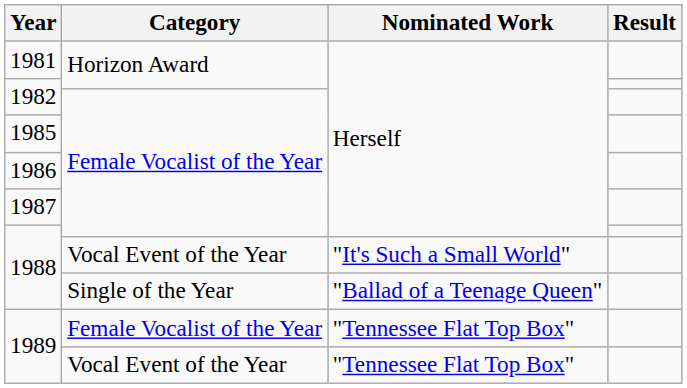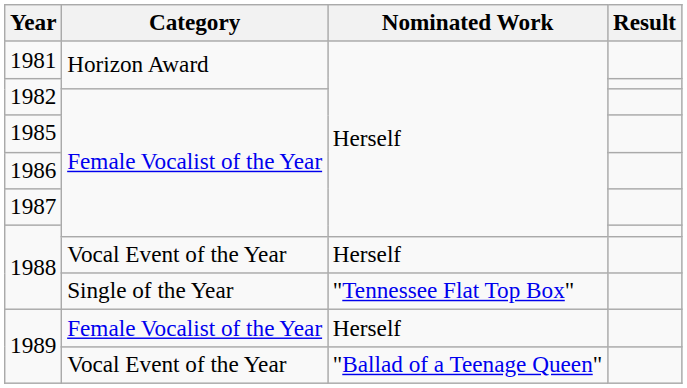(451, 254) "It's Such a Small World" -> (367, 254) Herself
(468, 291) "Ballad of a Teenage Queen" -> (454, 291) "Tennessee Flat Top Box"
(454, 327) "Tennessee Flat Top Box" -> (367, 327) Herself
(454, 364) "Tennessee Flat Top Box" -> (468, 364) "Ballad of a Teenage Queen"
